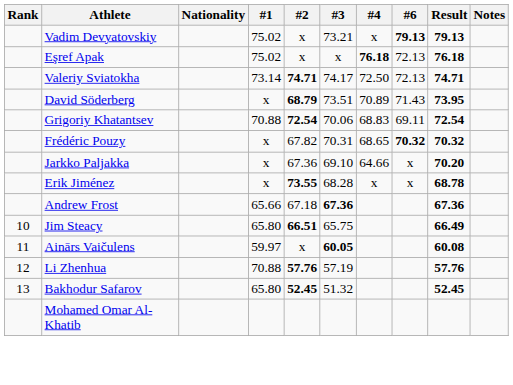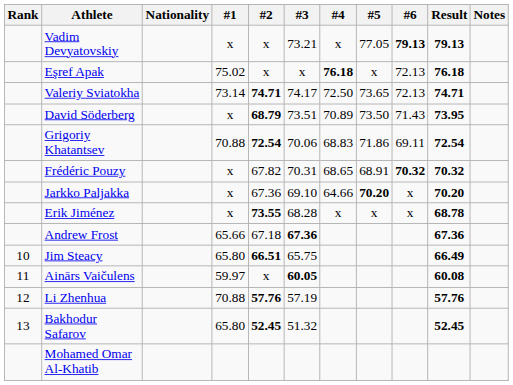+ column: (374, 15)
(266, 36) 75.02 -> (230, 43) x
